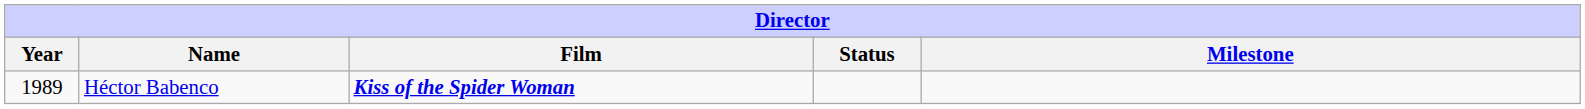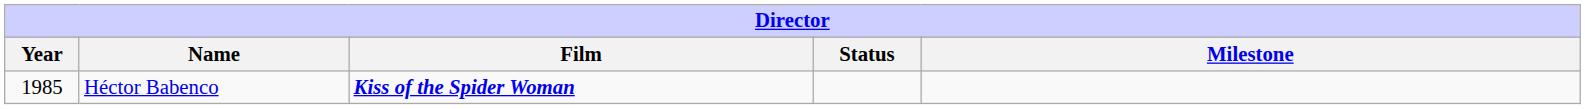(42, 86) 1989 -> (42, 86) 1985
